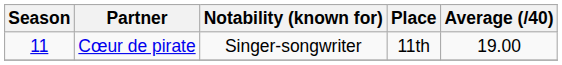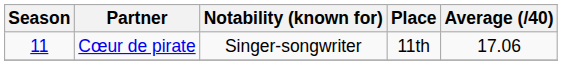(499, 45) 19.00 -> (499, 45) 17.06
